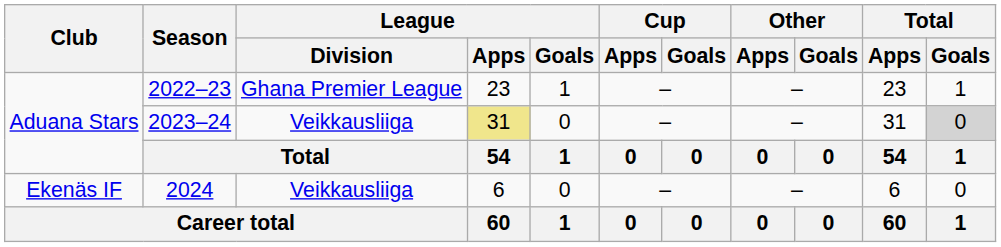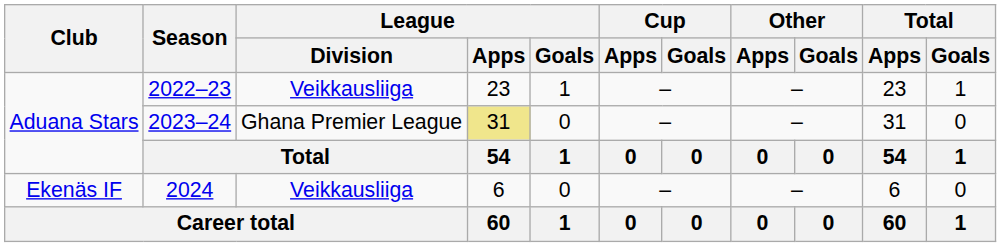(352, 88) Ghana Premier League -> (352, 88) Veikkausliiga
(352, 122) Veikkausliiga -> (352, 122) Ghana Premier League
(960, 122) lightgrey background -> (960, 122) no background
